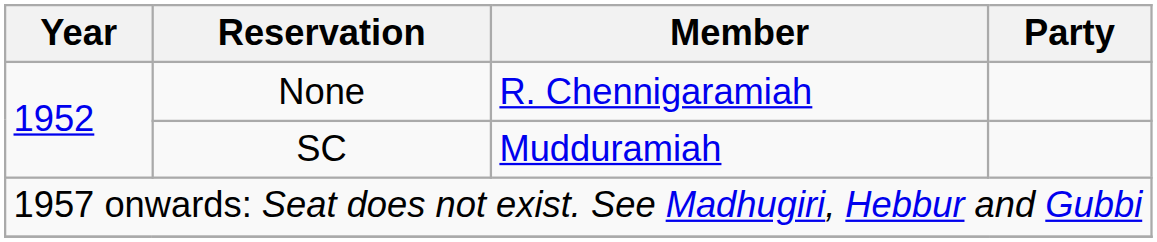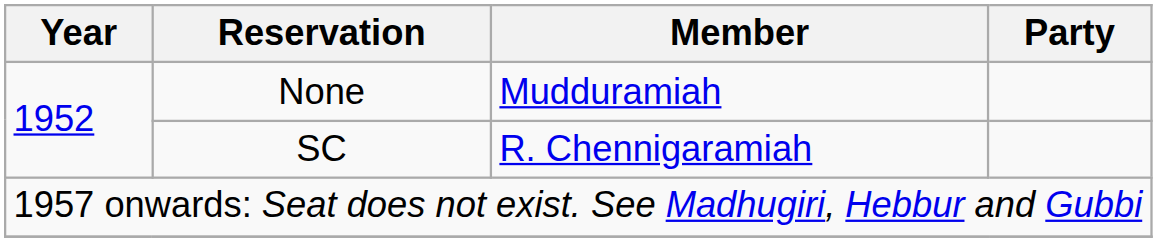(656, 90) R. Chennigaramiah -> (610, 90) Mudduramiah
(610, 148) Mudduramiah -> (656, 148) R. Chennigaramiah
